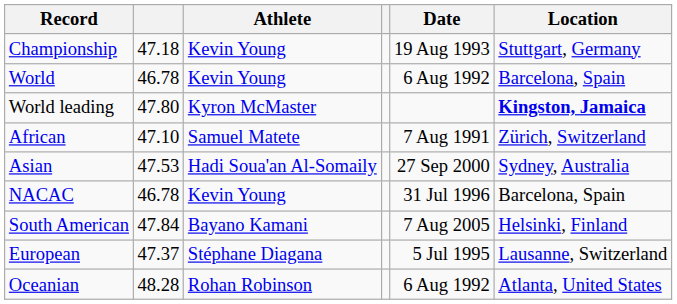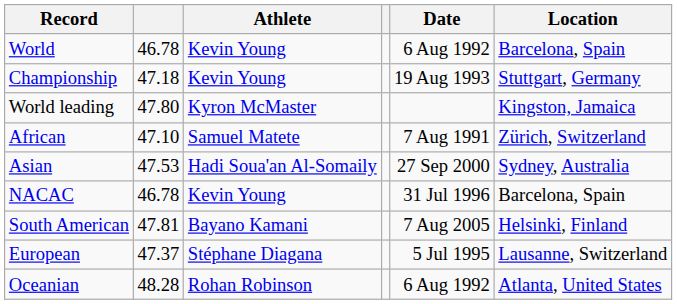rows swapped: (32, 78) <-> (63, 48)
(572, 107) bold -> (567, 107) normal
(158, 225) 47.84 -> (158, 225) 47.81
